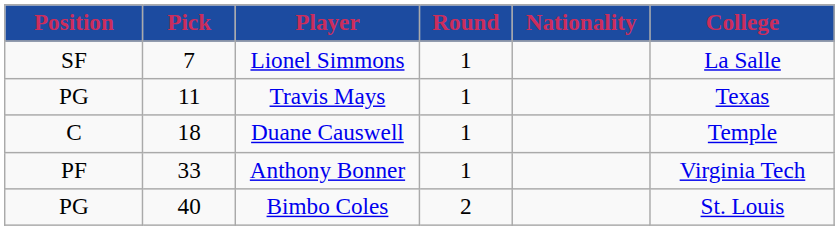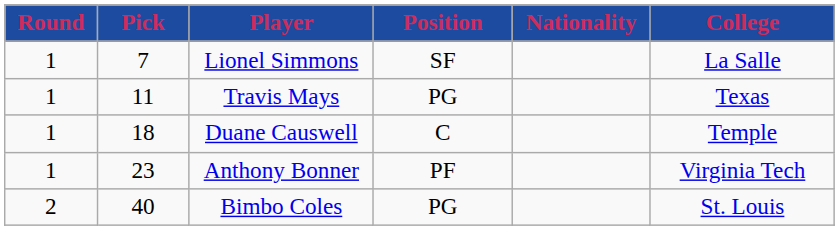columns swapped: (466, 22) <-> (74, 22)
(189, 170) 33 -> (143, 170) 23
